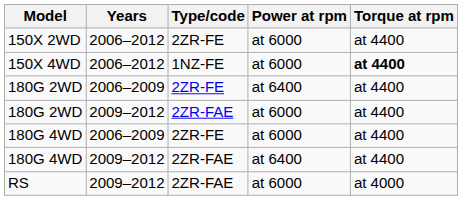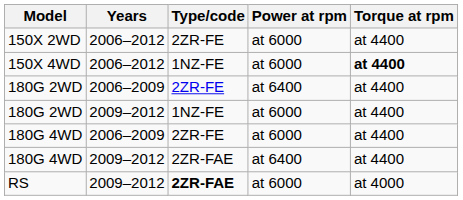(202, 111) 2ZR-FAE -> (198, 111) 1NZ-FE
(202, 183) normal -> (203, 183) bold
